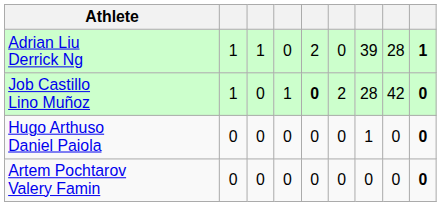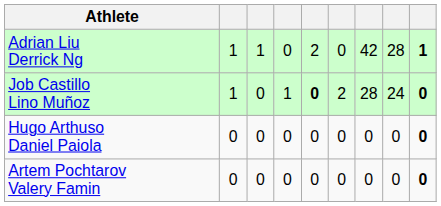(369, 51) 39 -> (369, 51) 42
(396, 94) 42 -> (396, 94) 24
(369, 136) 1 -> (369, 136) 0
